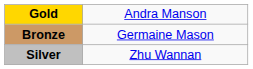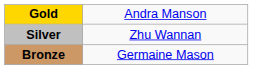rows swapped: (44, 54) <-> (44, 34)
